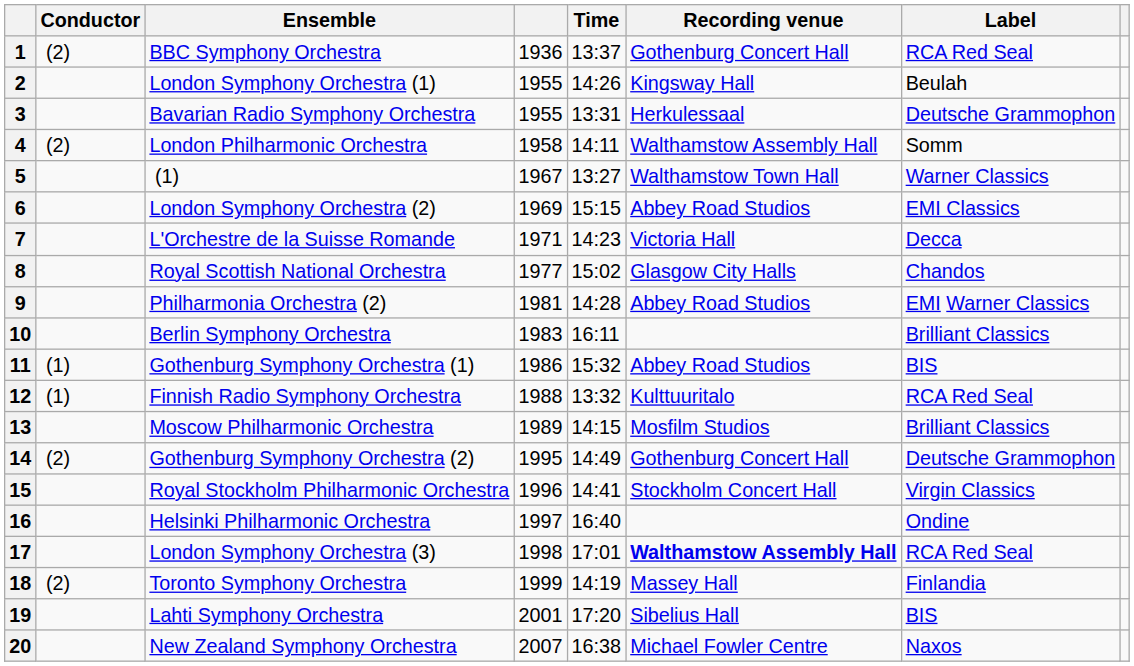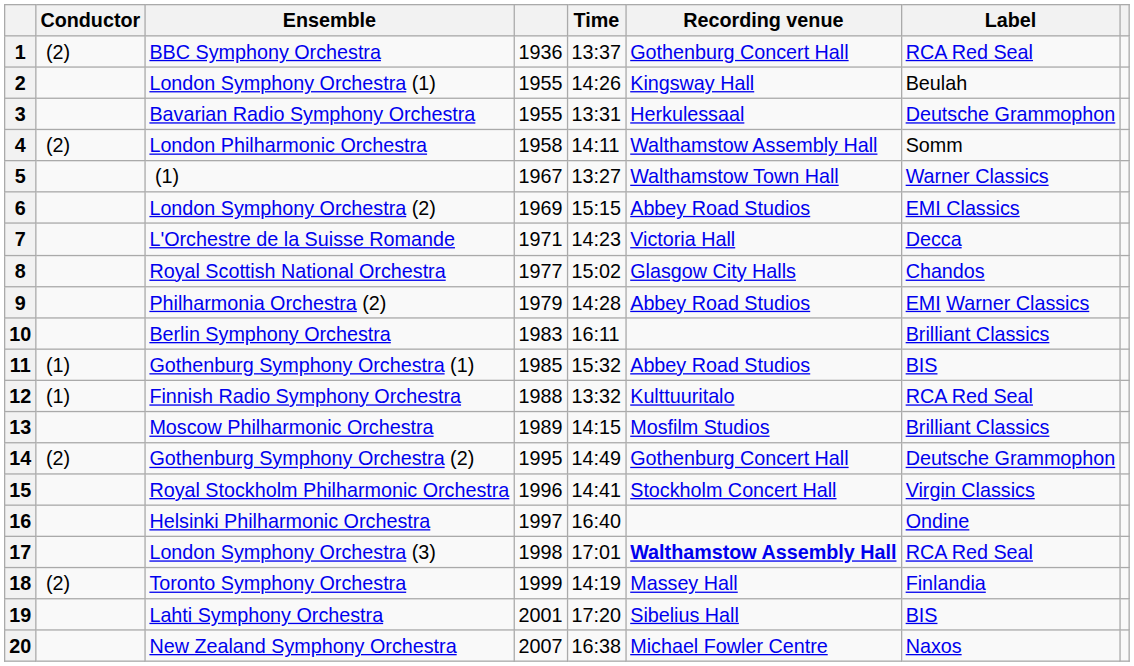(540, 302) 1981 -> (540, 302) 1979
(540, 365) 1986 -> (540, 365) 1985
